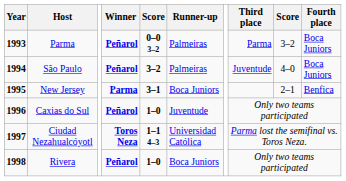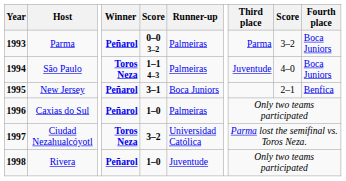(122, 69) Peñarol -> (126, 69) Toros Neza
(153, 69) 3–2 -> (153, 69) 1–1 4–3
(124, 90) Parma -> (122, 90) Peñarol
(189, 110) Juventude -> (188, 110) Palmeiras
(153, 136) 1–1 4–3 -> (153, 136) 3–2
(194, 162) Boca Juniors -> (189, 162) Juventude
